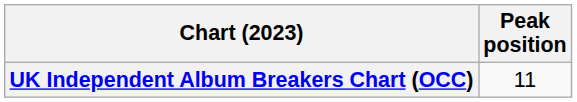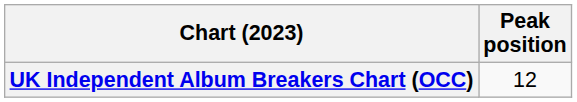(525, 79) 11 -> (525, 79) 12
